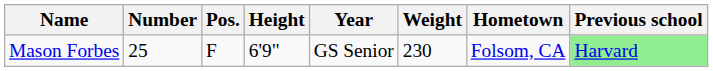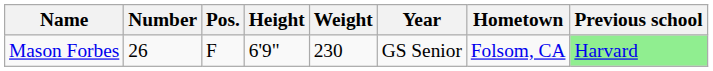columns swapped: (432, 19) <-> (354, 19)
(138, 50) 25 -> (138, 50) 26
